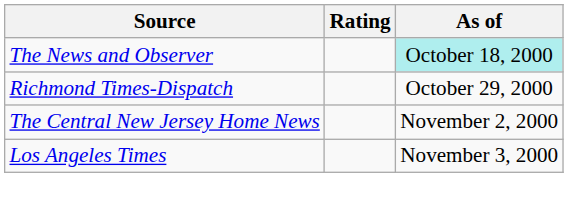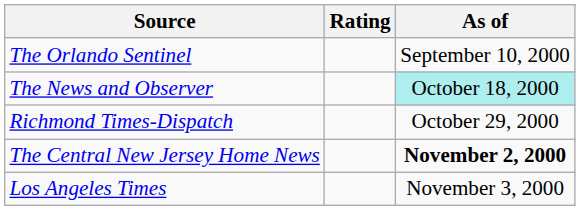+ row: (100, 54)
(479, 121) normal -> (485, 155) bold
